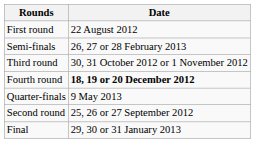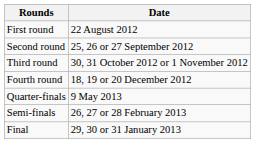rows swapped: (36, 113) <-> (31, 46)
(133, 79) bold -> (131, 79) normal
